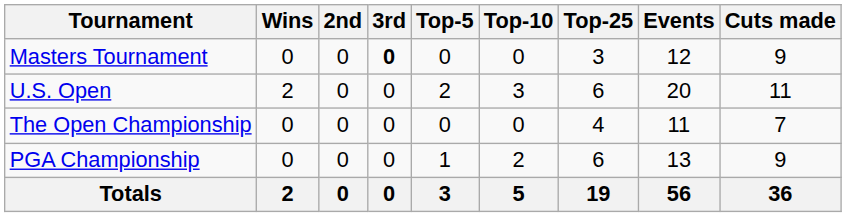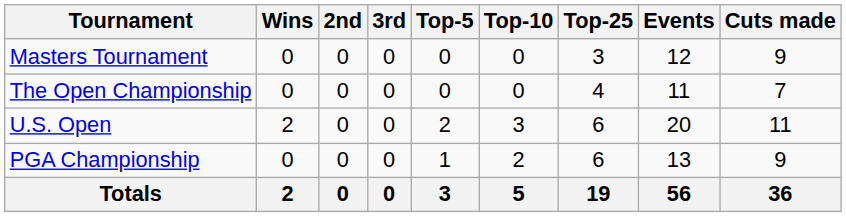(389, 56) bold -> (389, 56) normal
rows swapped: (60, 90) <-> (131, 125)
